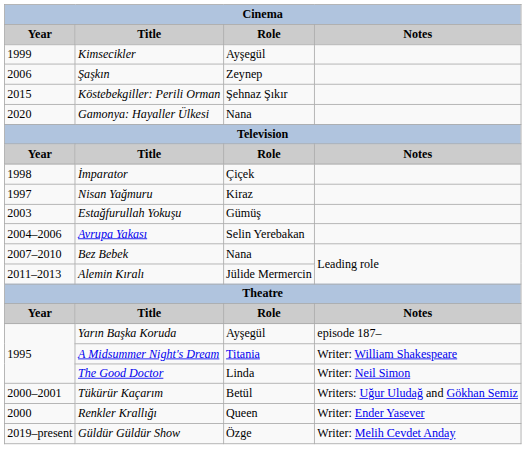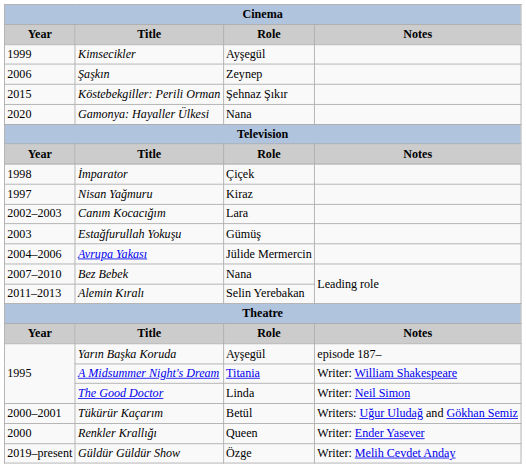+ row: (122, 214)
(265, 234) Selin Yerebakan -> (269, 254) Jülide Mermercin
(269, 274) Jülide Mermercin -> (265, 294) Selin Yerebakan
